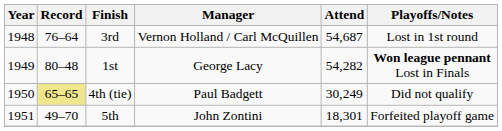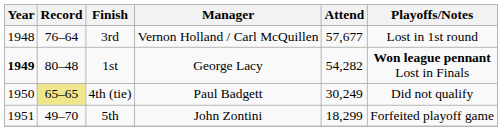(344, 36) 54,687 -> (344, 36) 57,677
(21, 65) normal -> (21, 65) bold
(344, 115) 18,301 -> (344, 115) 18,299
